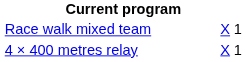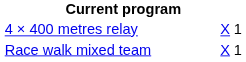rows swapped: (71, 50) <-> (78, 29)
